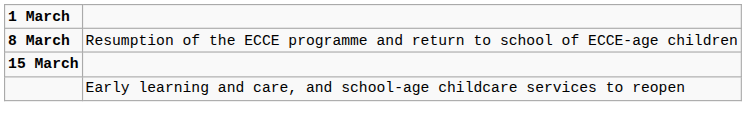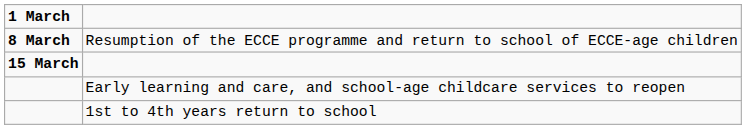+ row: (231, 112)
